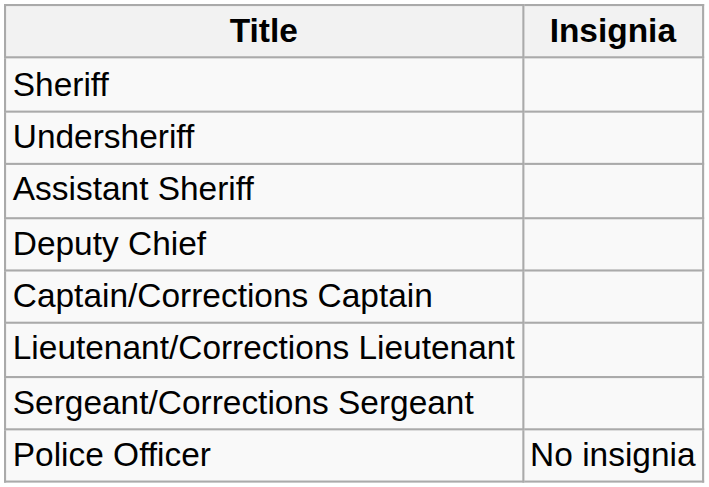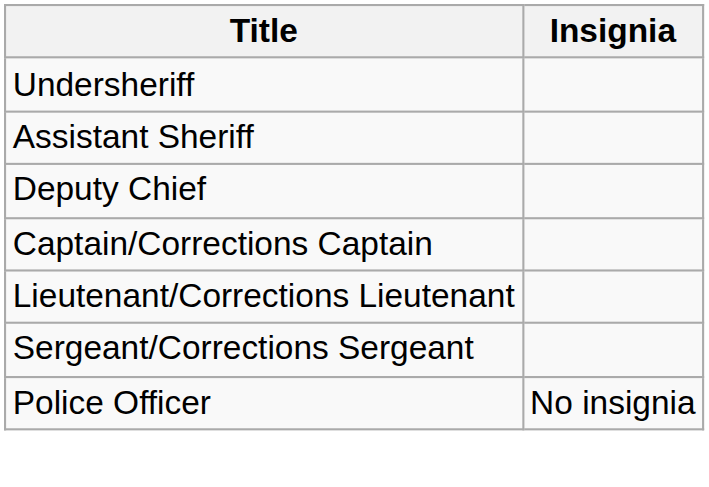- row: (61, 84)
